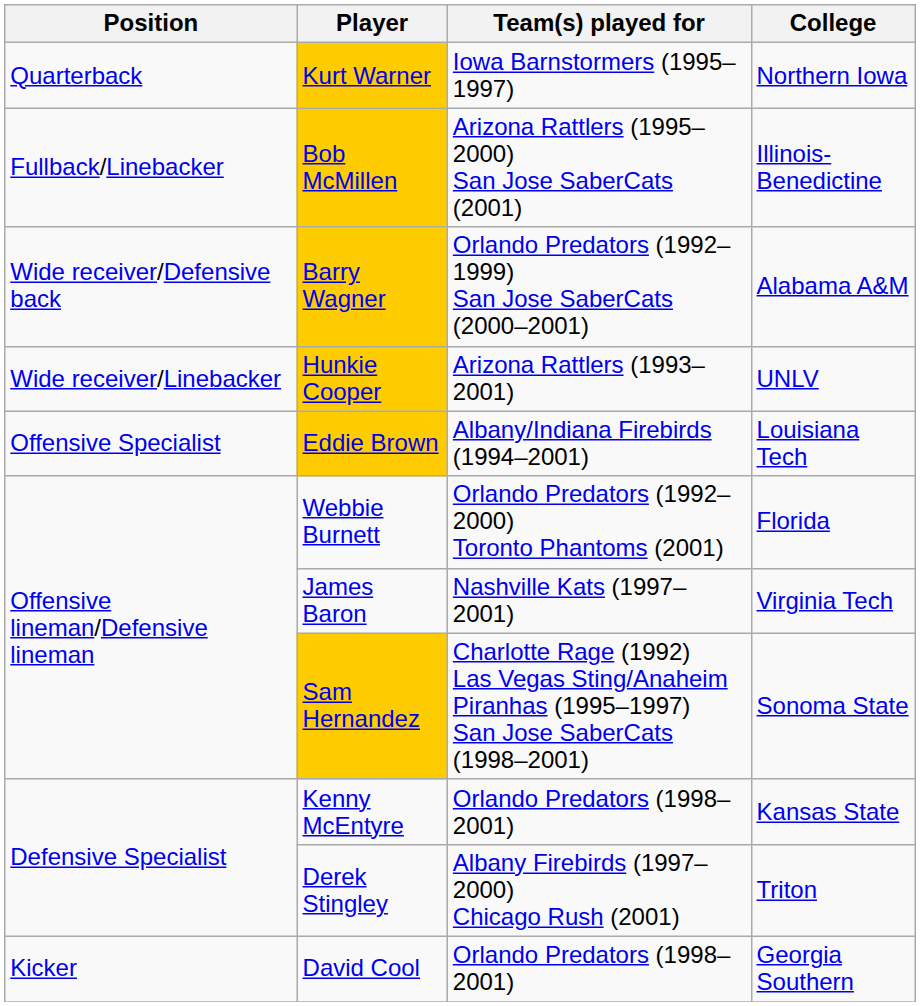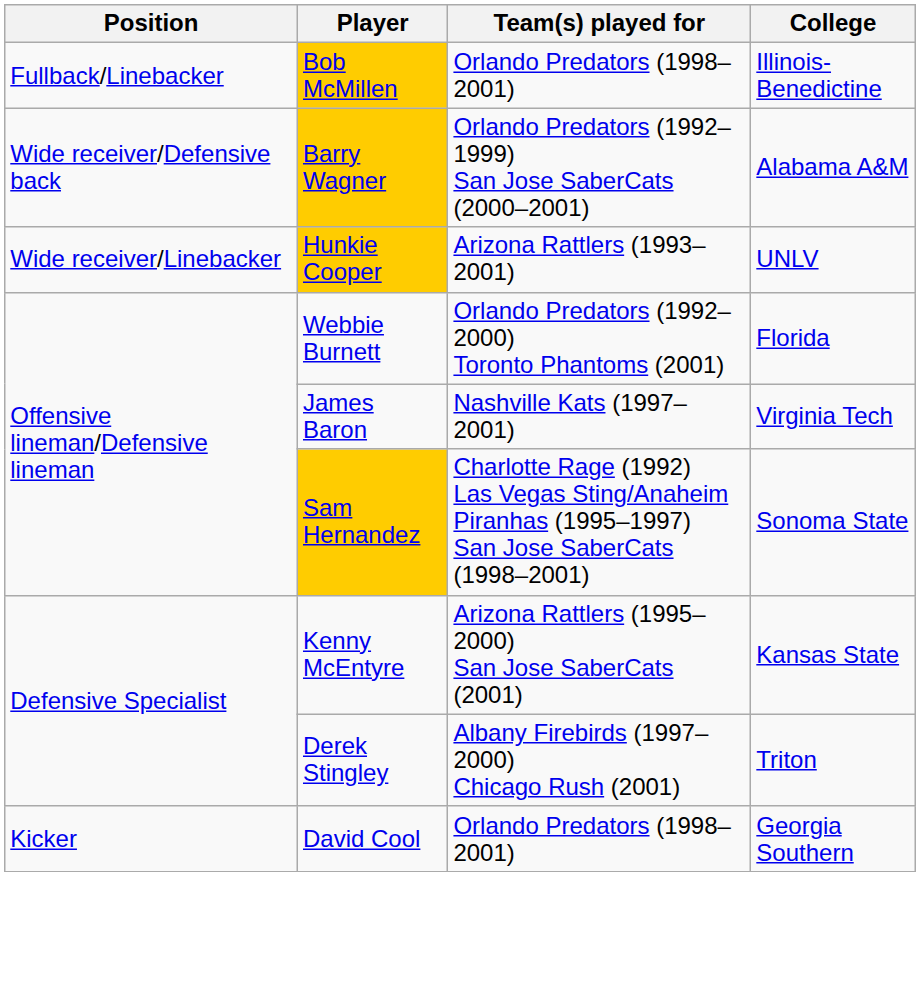- row: (367, 75)
(579, 167) Arizona Rattlers (1995–2000) San Jose SaberCats (2001) -> (592, 75) Orlando Predators (1998–2001)
- row: (371, 443)
(592, 811) Orlando Predators (1998–2001) -> (579, 654) Arizona Rattlers (1995–2000) San Jose SaberCats (2001)
